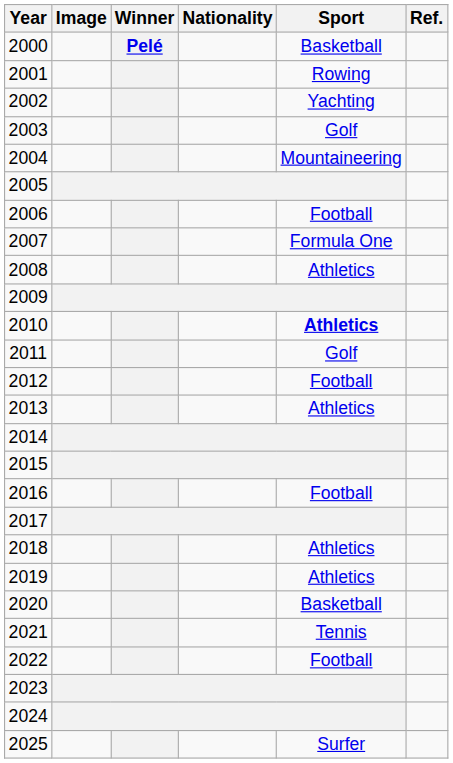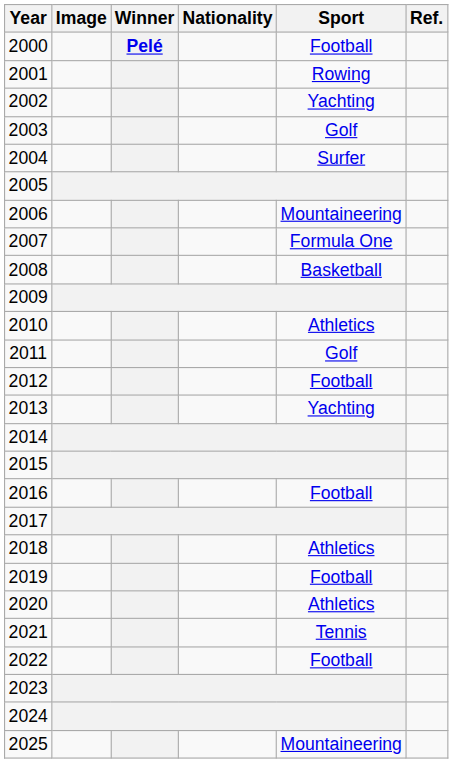(341, 46) Basketball -> (341, 46) Football
(341, 158) Mountaineering -> (341, 158) Surfer
(341, 213) Football -> (341, 213) Mountaineering
(341, 269) Athletics -> (341, 269) Basketball
(341, 325) bold -> (341, 325) normal
(341, 409) Athletics -> (341, 409) Yachting
(341, 576) Athletics -> (341, 576) Football
(341, 604) Basketball -> (341, 604) Athletics
(341, 744) Surfer -> (341, 744) Mountaineering
